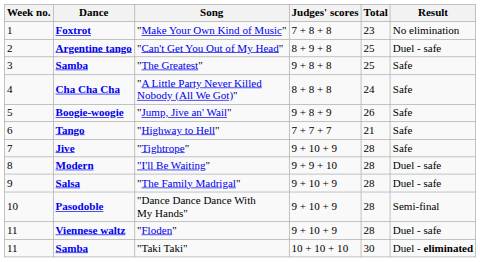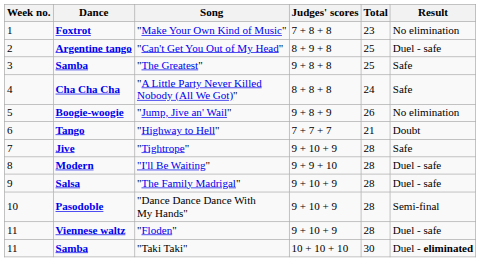(403, 113) Safe -> (426, 113) No elimination
(403, 130) Safe -> (407, 130) Doubt
